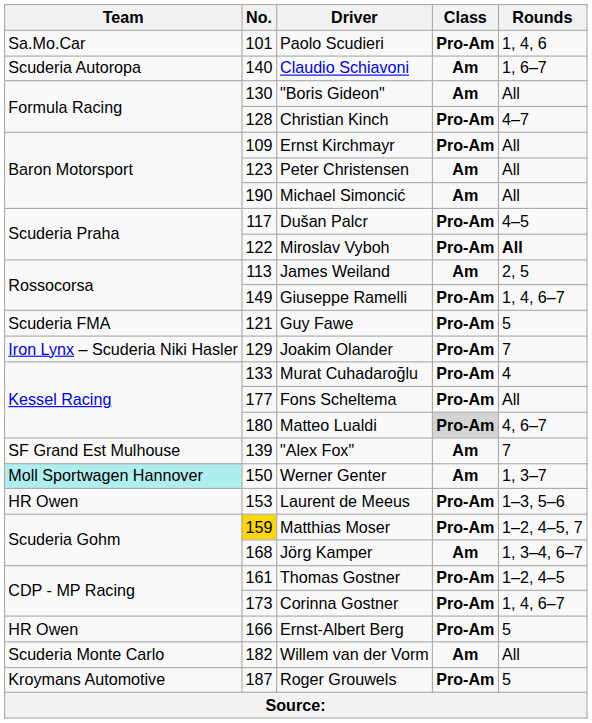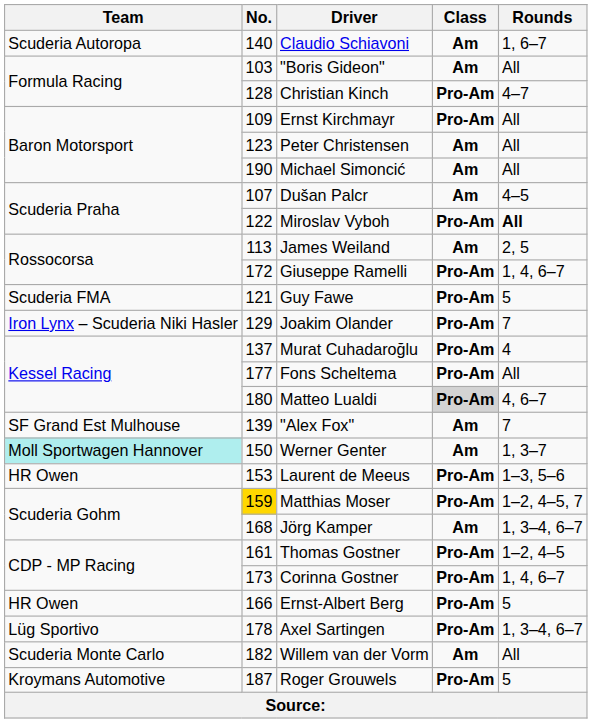- row: (332, 43)
(259, 94) 130 -> (259, 69) 103
(259, 222) 117 -> (259, 196) 107
(465, 222) Pro-Am -> (465, 196) Am
(259, 298) 149 -> (259, 272) 172
(259, 374) 133 -> (259, 349) 137
+ row: (332, 629)
